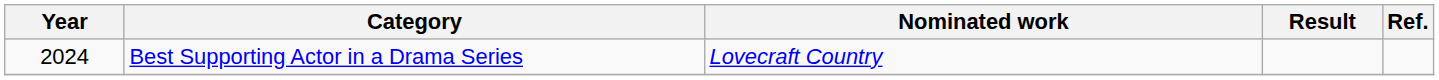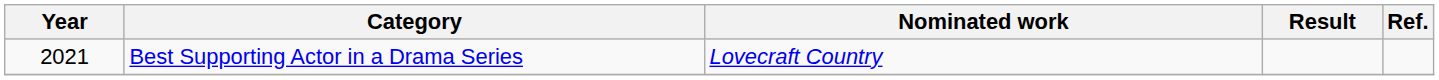(65, 56) 2024 -> (65, 56) 2021
